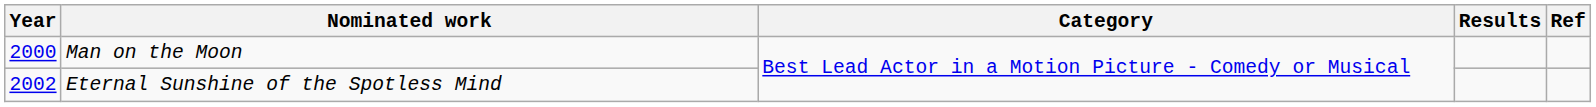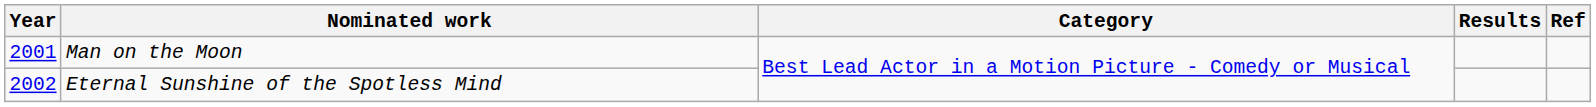(33, 53) 2000 -> (33, 53) 2001
